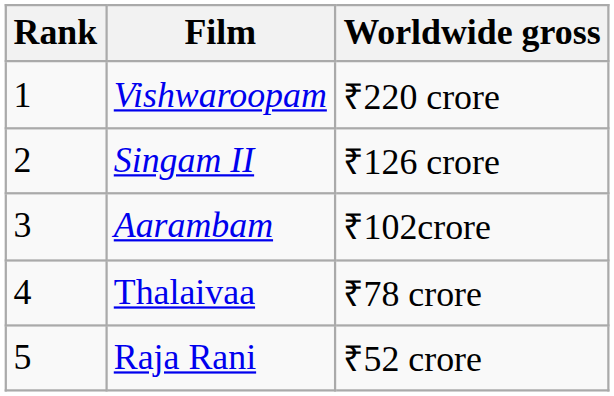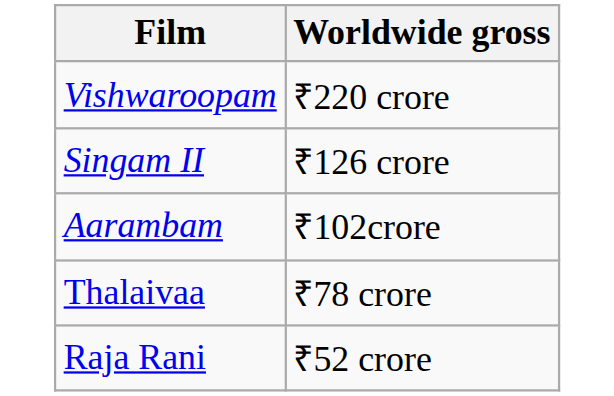- column: (55, 32)
